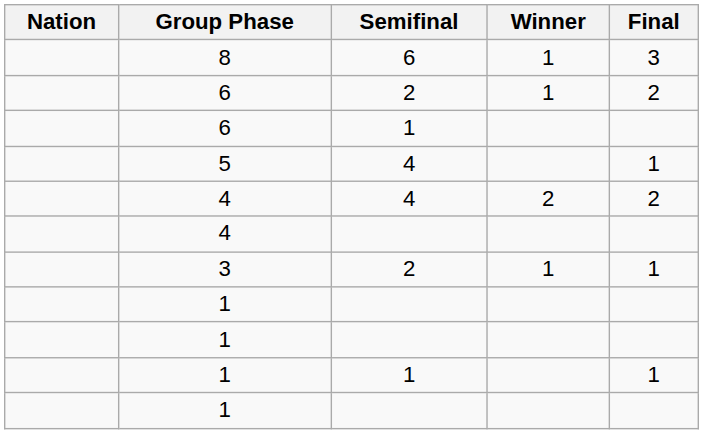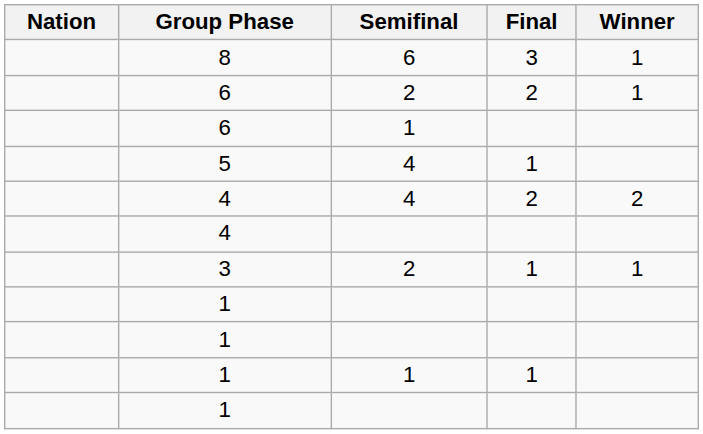columns swapped: (654, 22) <-> (548, 22)
